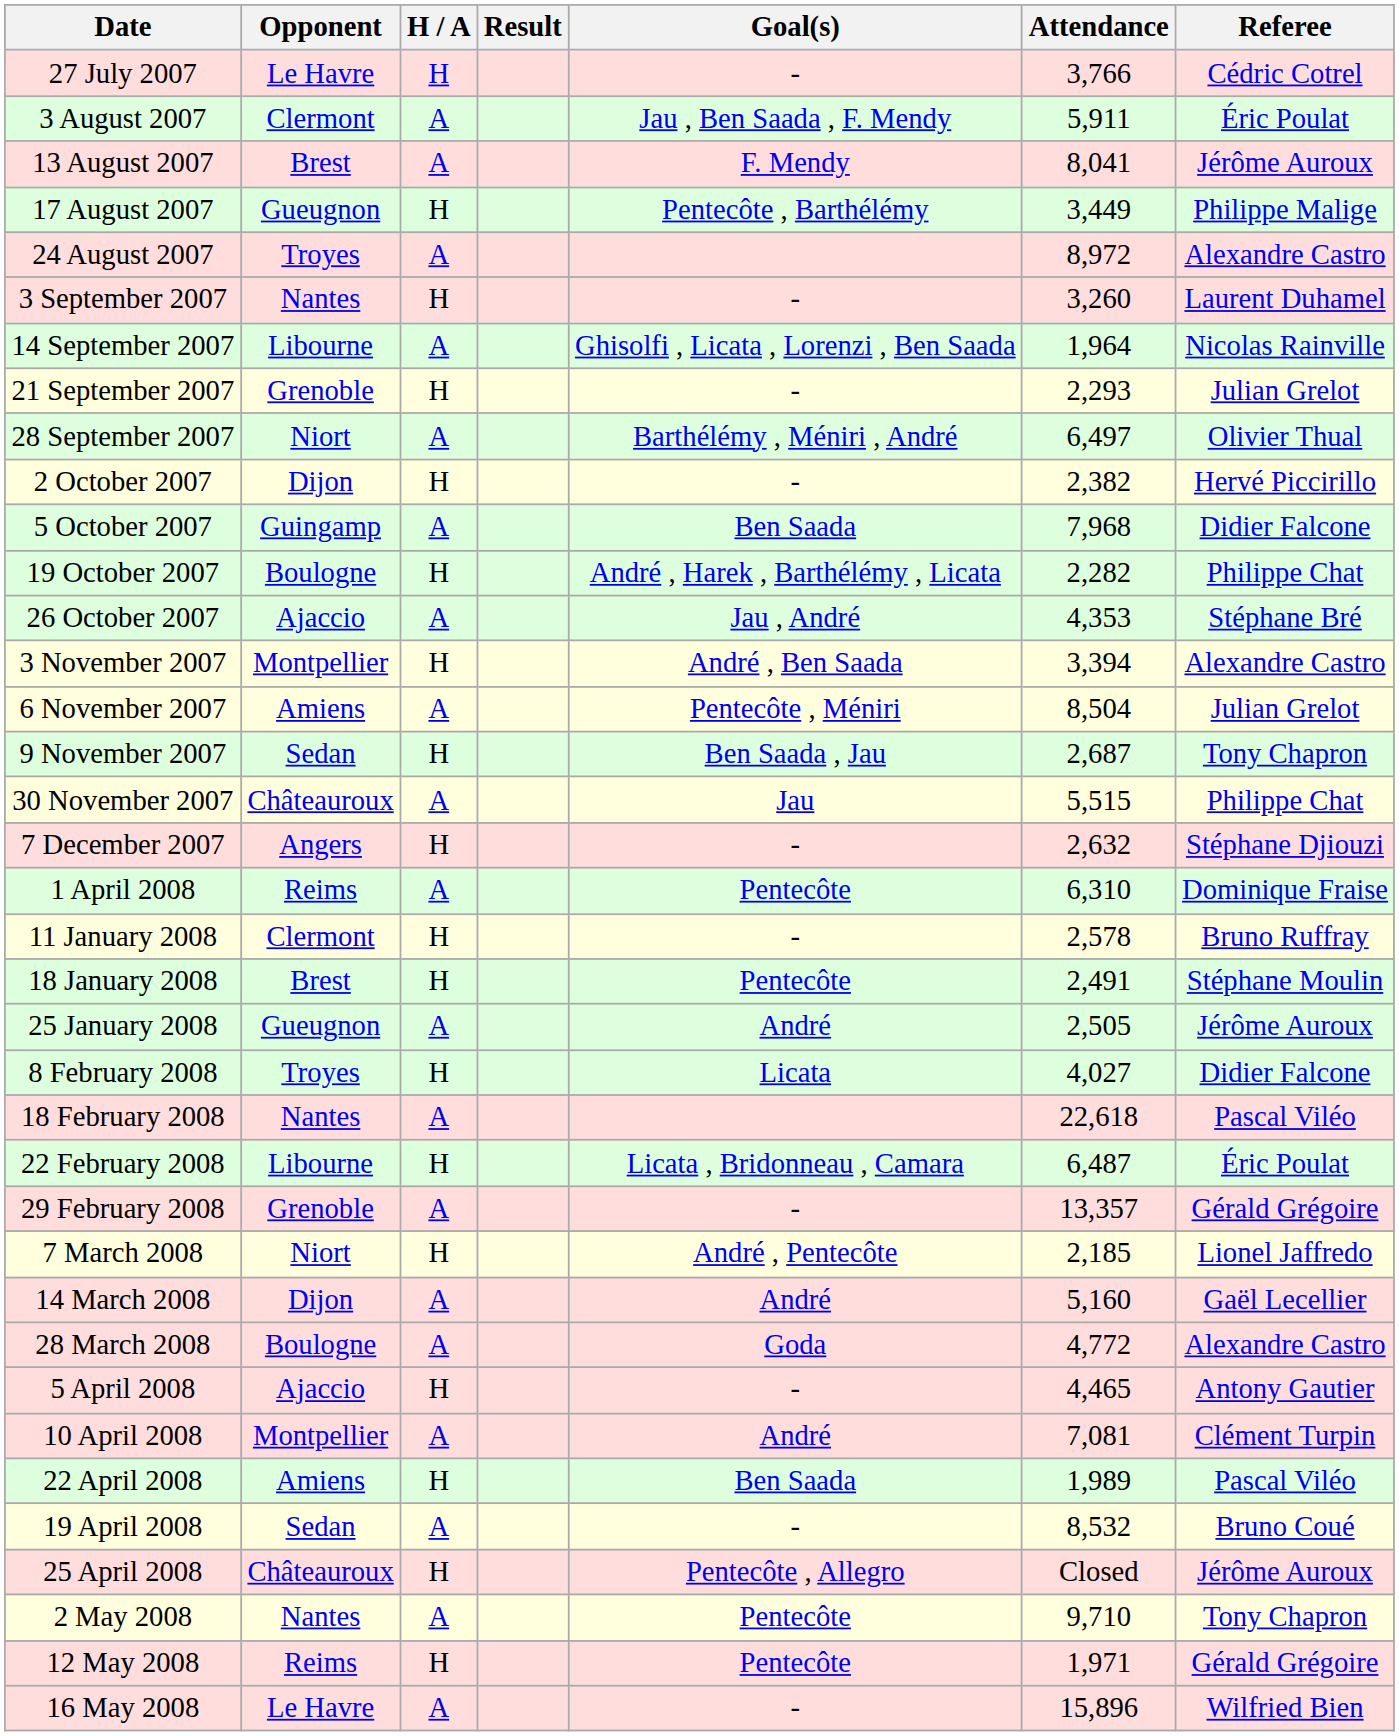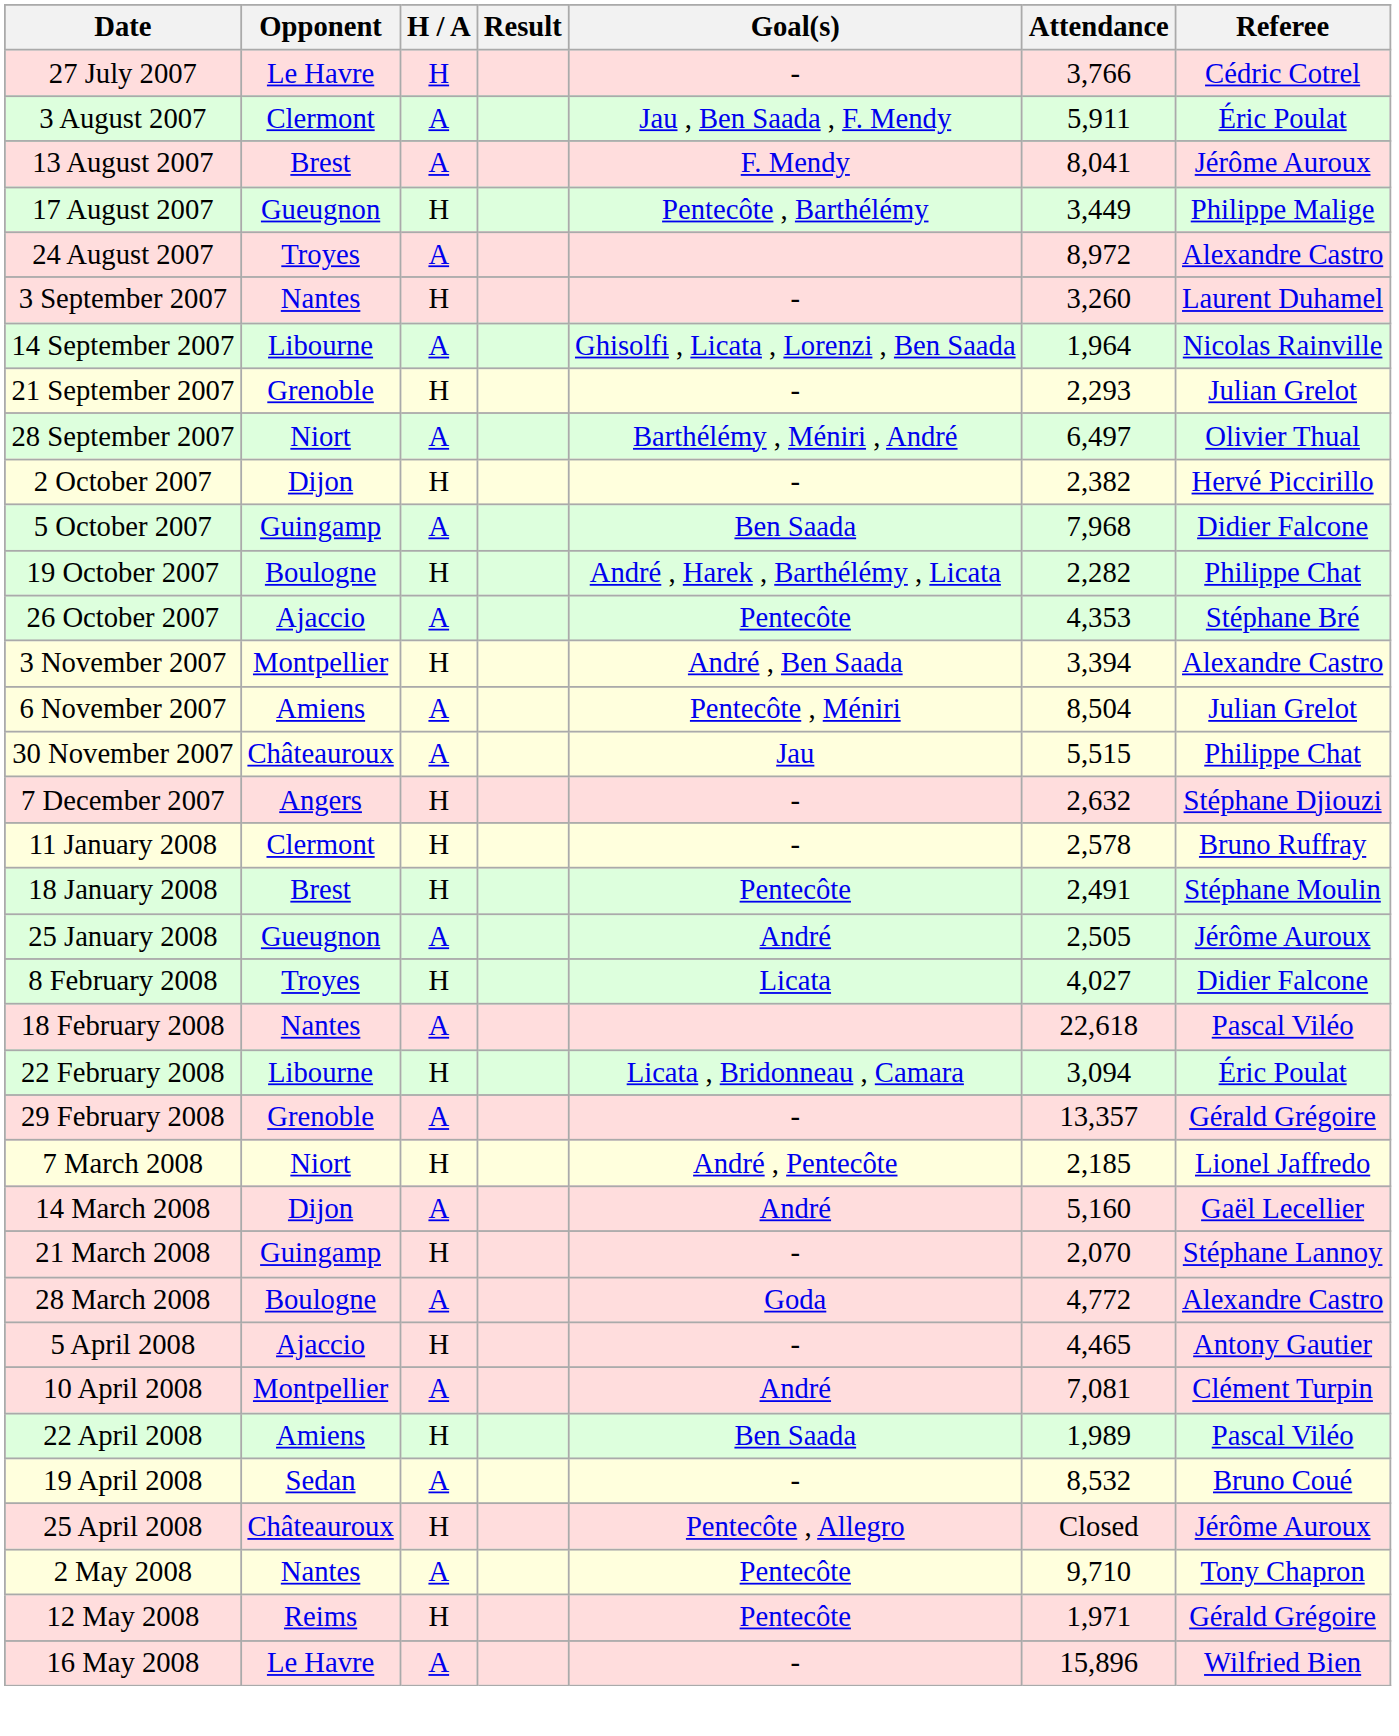(795, 617) Jau , André -> (795, 617) Pentecôte
- row: (123, 753)
- row: (123, 890)
(1099, 1162) 6,487 -> (1099, 1071) 3,094
+ row: (123, 1253)
